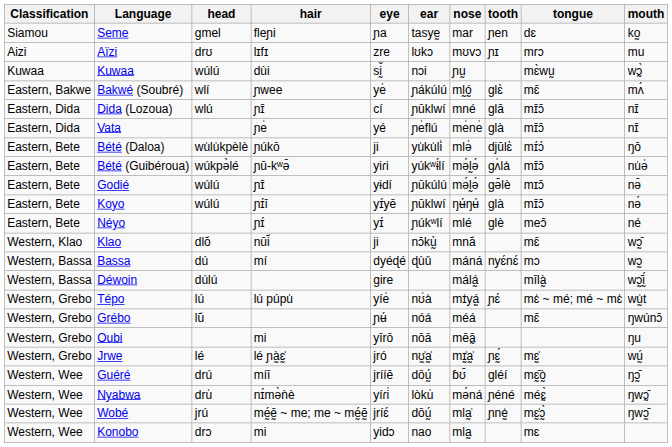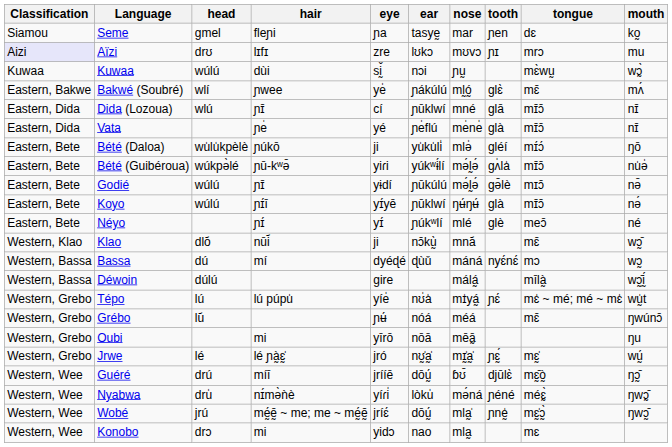(17, 52) no background -> (17, 52) lavender background
(500, 147) djūlɛ̀ -> (498, 147) gléí
(498, 375) gléí -> (500, 375) djūlɛ̀
